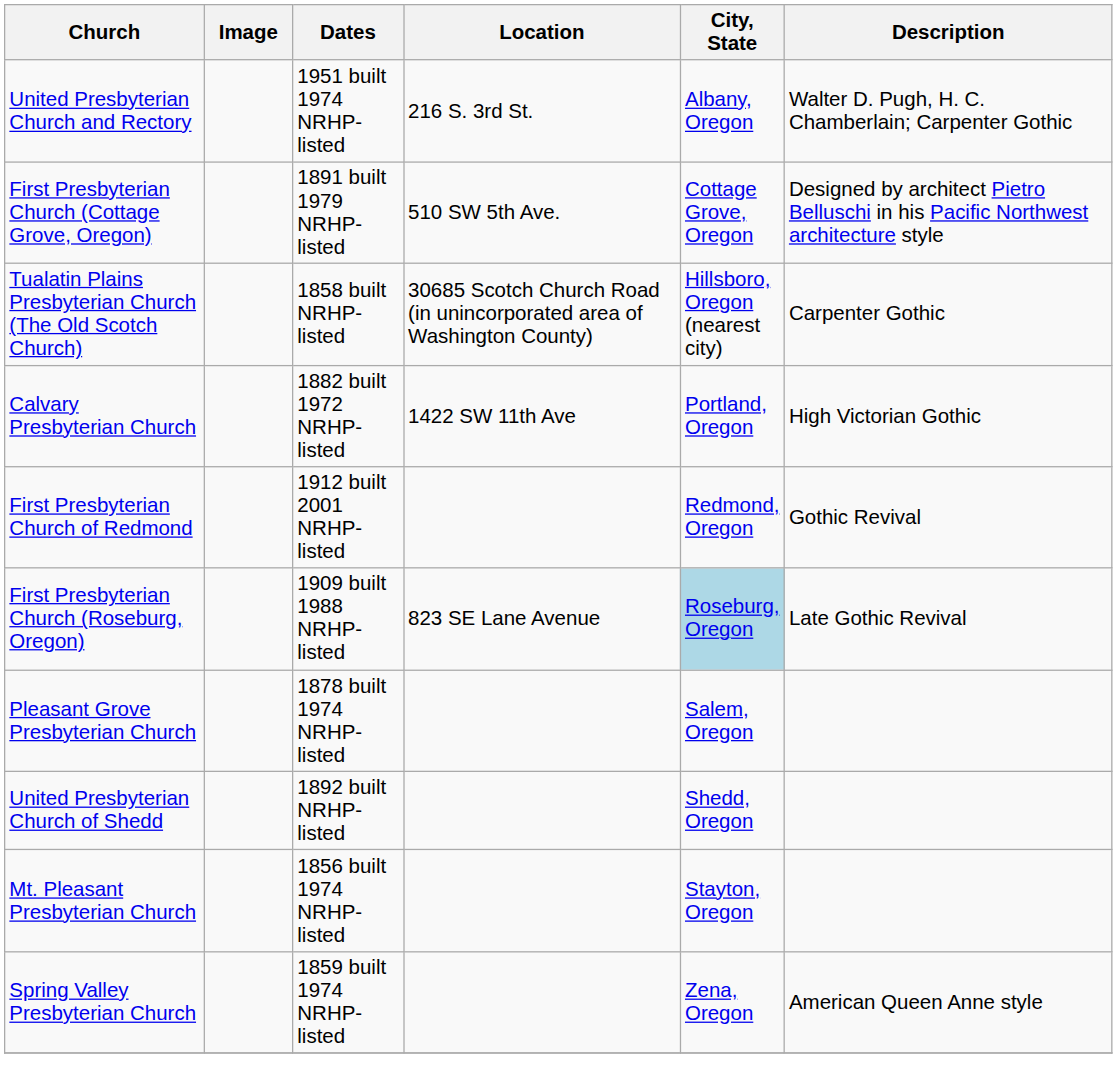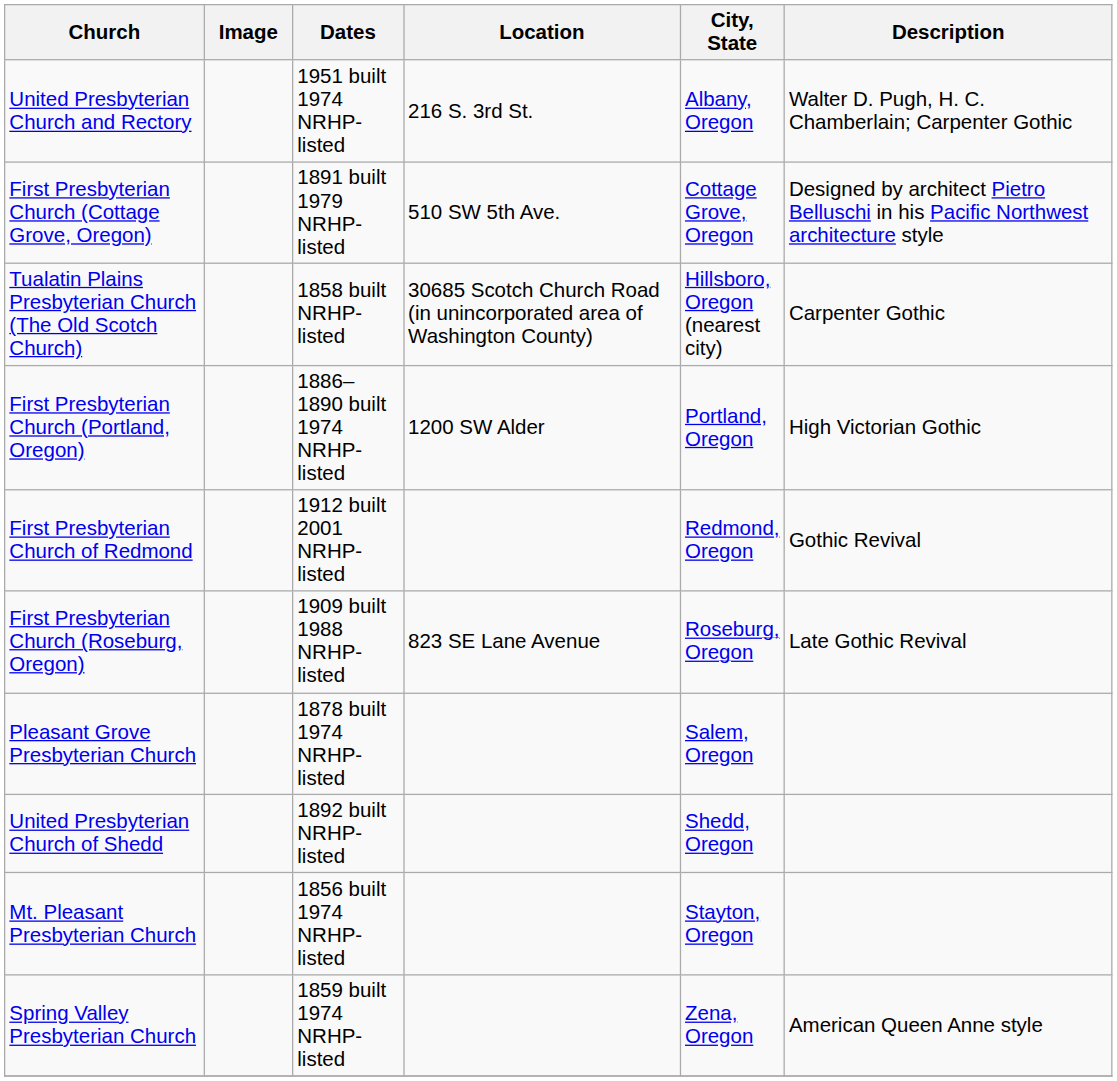- row: (103, 415)
+ row: (90, 427)
(732, 618) lightblue background -> (732, 641) no background
